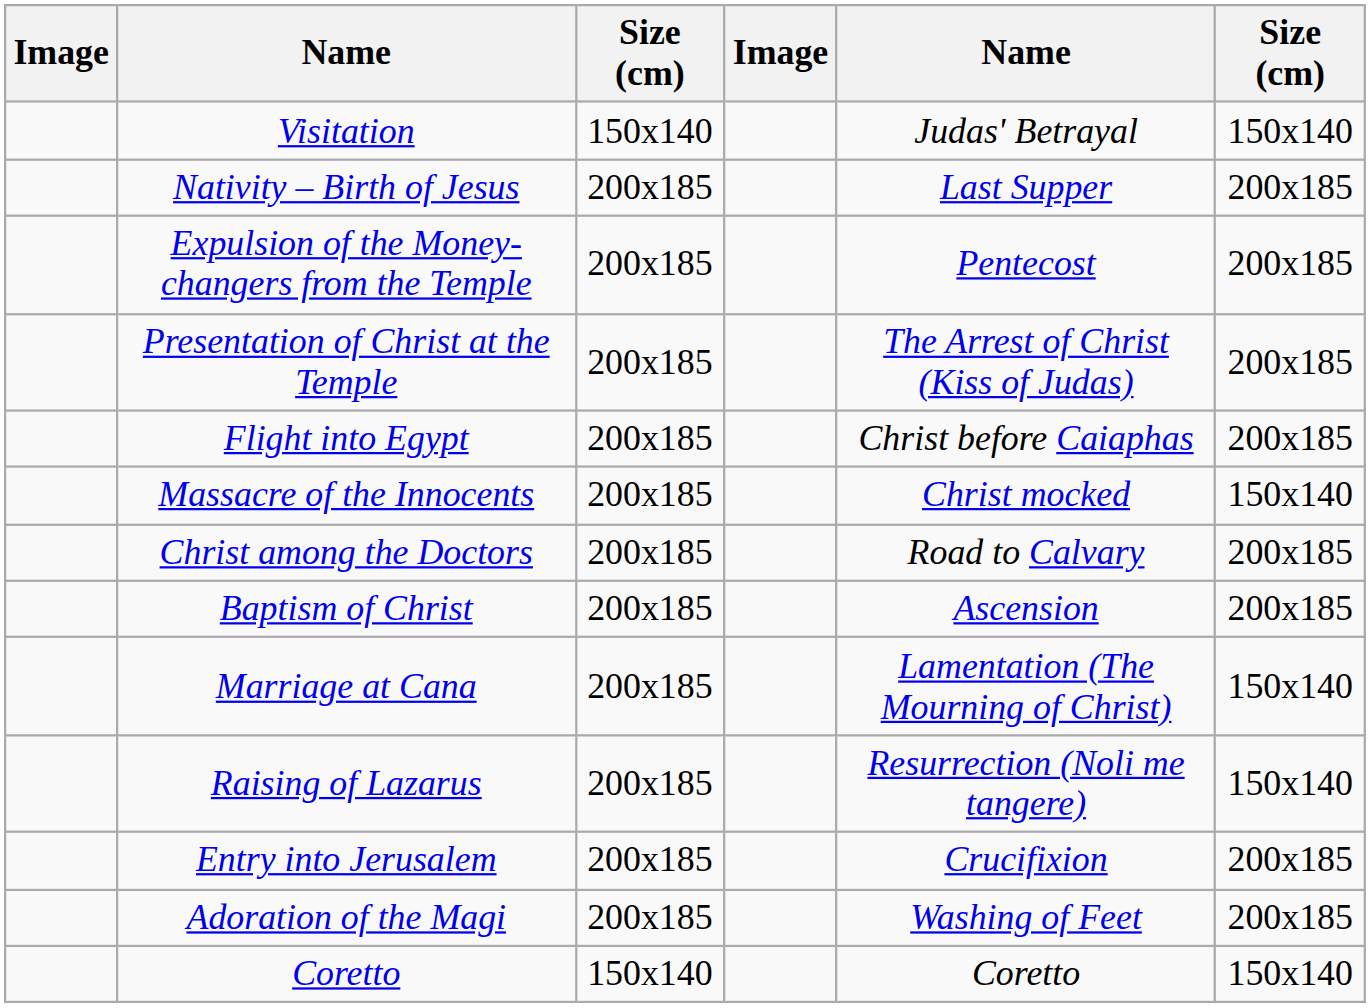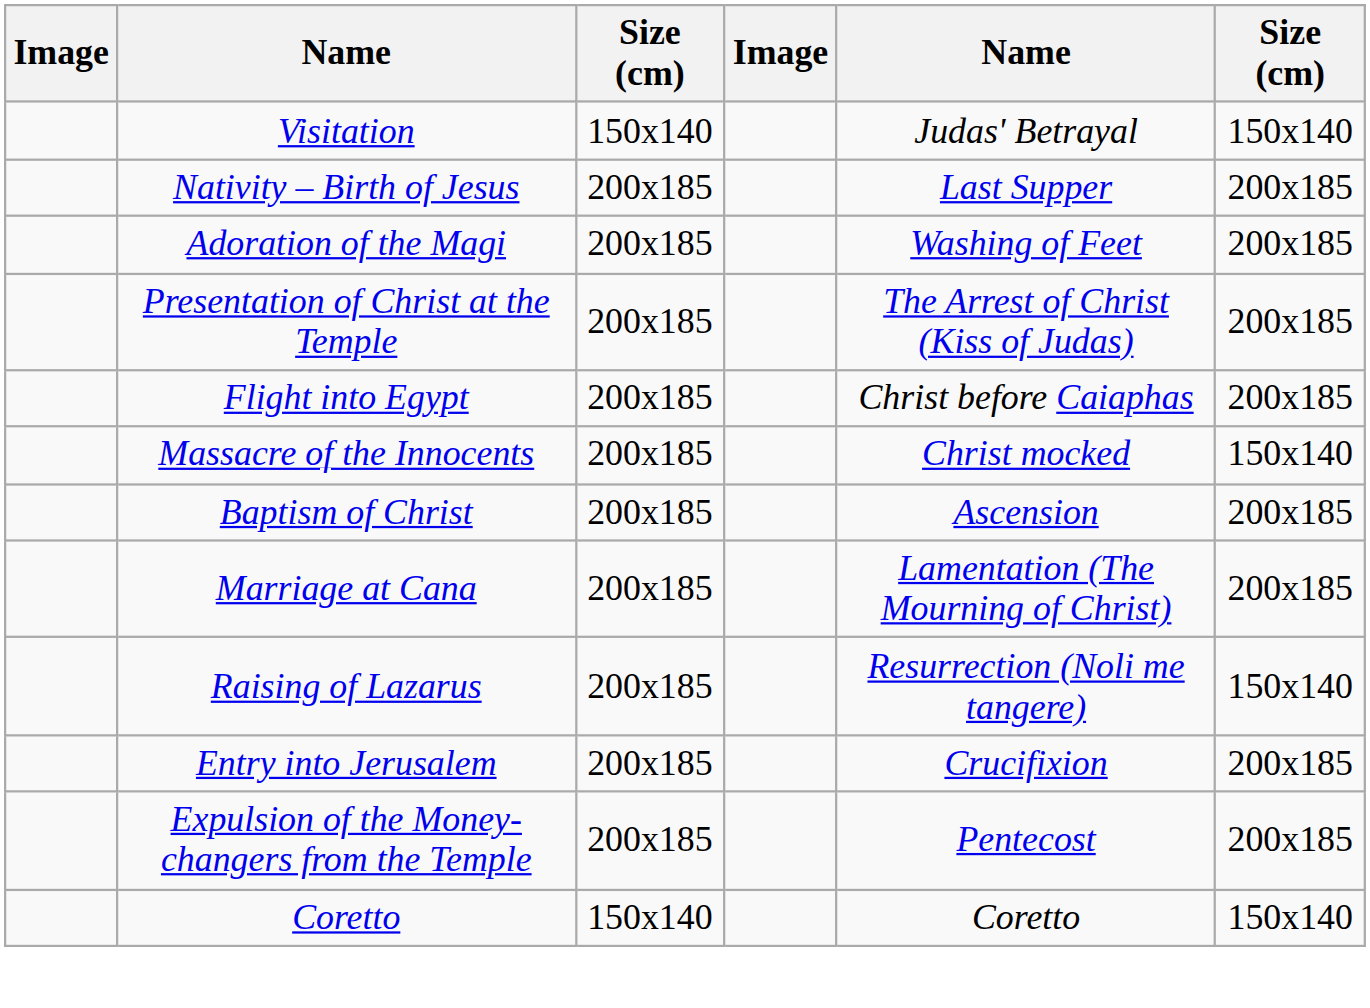rows swapped: (346, 916) <-> (346, 263)
- row: (346, 551)
(1290, 685) 150x140 -> (1290, 588) 200x185
